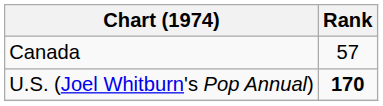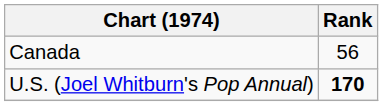(348, 52) 57 -> (348, 52) 56
